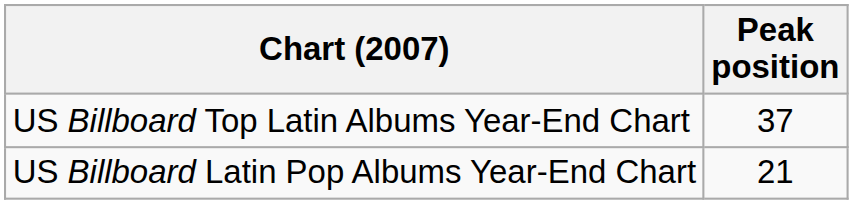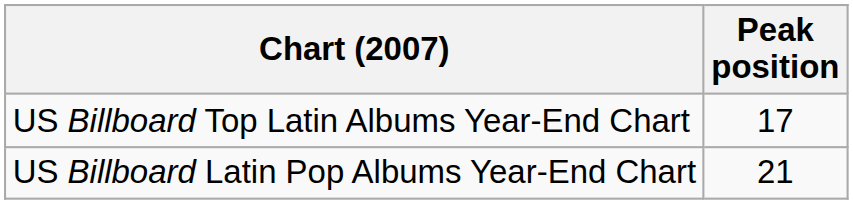(775, 119) 37 -> (775, 119) 17
